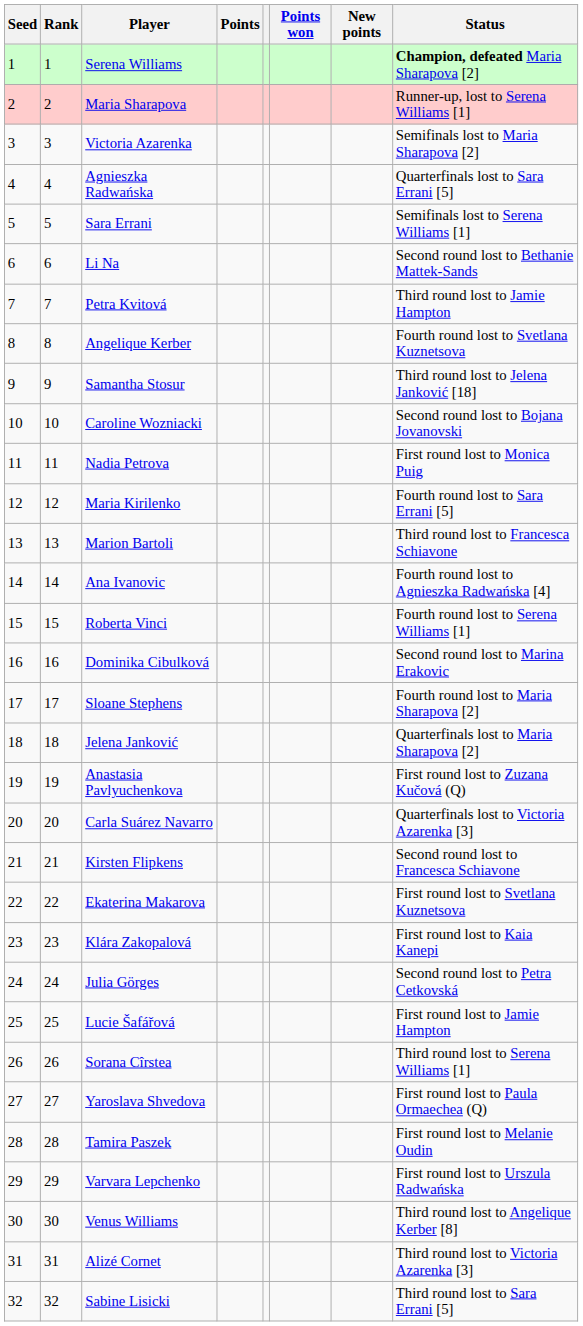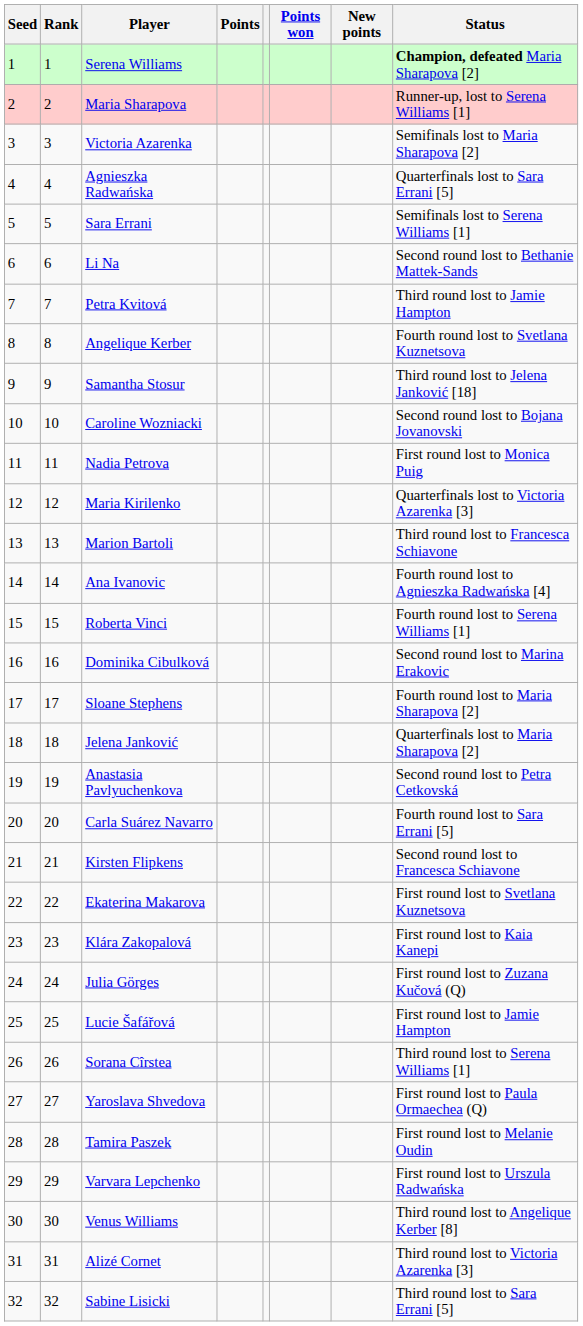(469, 503) Fourth round lost to Sara Errani [5] -> (480, 503) Quarterfinals lost to Victoria Azarenka [3]
(472, 782) First round lost to Zuzana Kučová (Q) -> (474, 782) Second round lost to Petra Cetkovská
(480, 822) Quarterfinals lost to Victoria Azarenka [3] -> (469, 822) Fourth round lost to Sara Errani [5]
(474, 982) Second round lost to Petra Cetkovská -> (472, 982) First round lost to Zuzana Kučová (Q)
